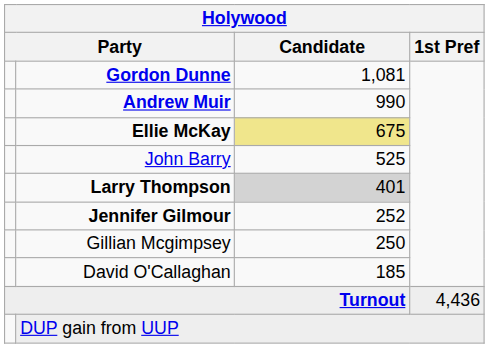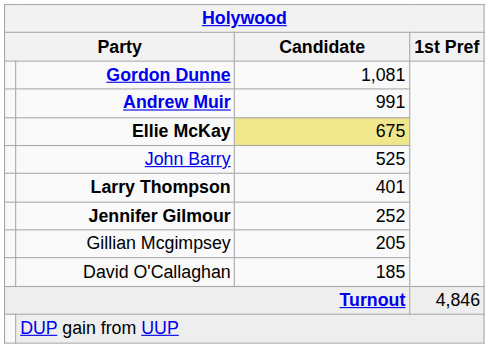(391, 103) 990 -> (391, 103) 991
(391, 187) lightgrey background -> (391, 187) no background
(391, 243) 250 -> (391, 243) 205
(458, 300) 4,436 -> (458, 300) 4,846
